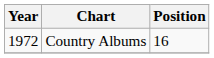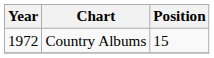(161, 40) 16 -> (161, 40) 15
